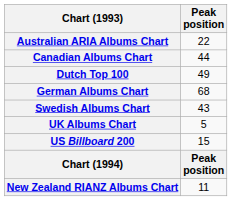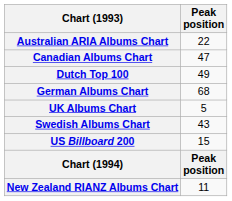(204, 58) 44 -> (204, 58) 47
rows swapped: (93, 108) <-> (93, 125)
